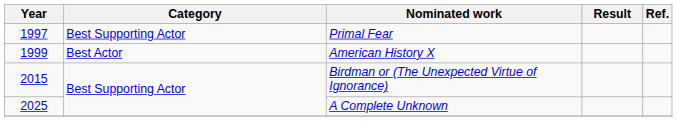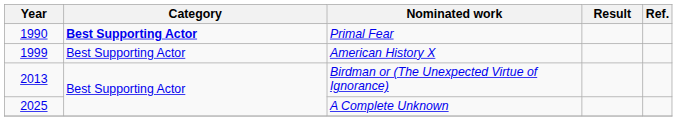(34, 33) 1997 -> (34, 33) 1990
(126, 33) normal -> (132, 33) bold
(94, 53) Best Actor -> (126, 53) Best Supporting Actor
(34, 79) 2015 -> (34, 79) 2013
